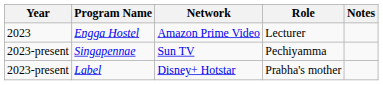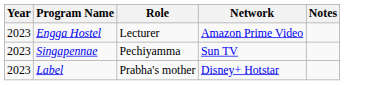columns swapped: (303, 13) <-> (209, 13)
(38, 51) 2023-present -> (19, 51) 2023
(38, 70) 2023-present -> (19, 70) 2023
